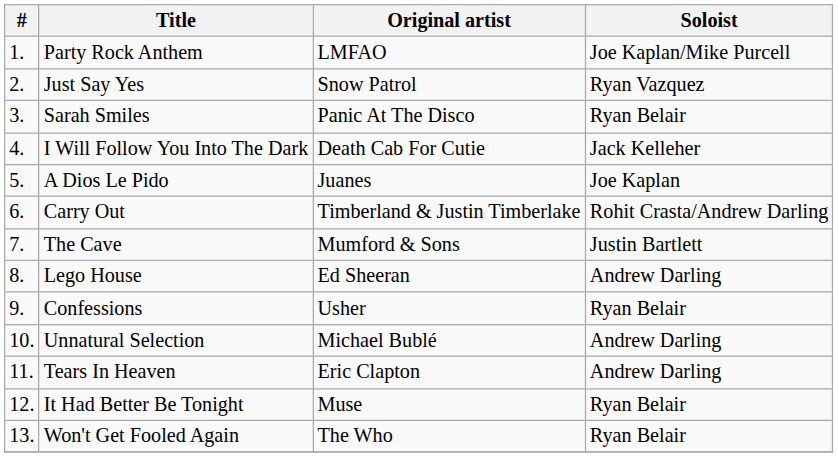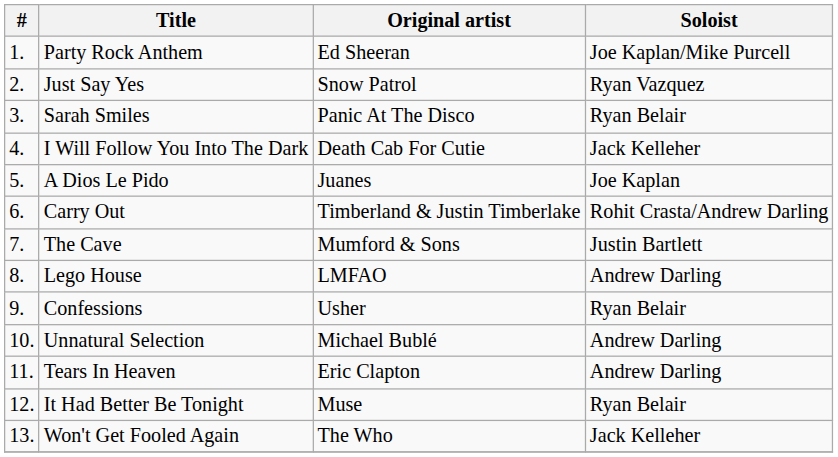(352, 52) LMFAO -> (364, 52) Ed Sheeran
(364, 276) Ed Sheeran -> (352, 276) LMFAO
(638, 436) Ryan Belair -> (645, 436) Jack Kelleher
